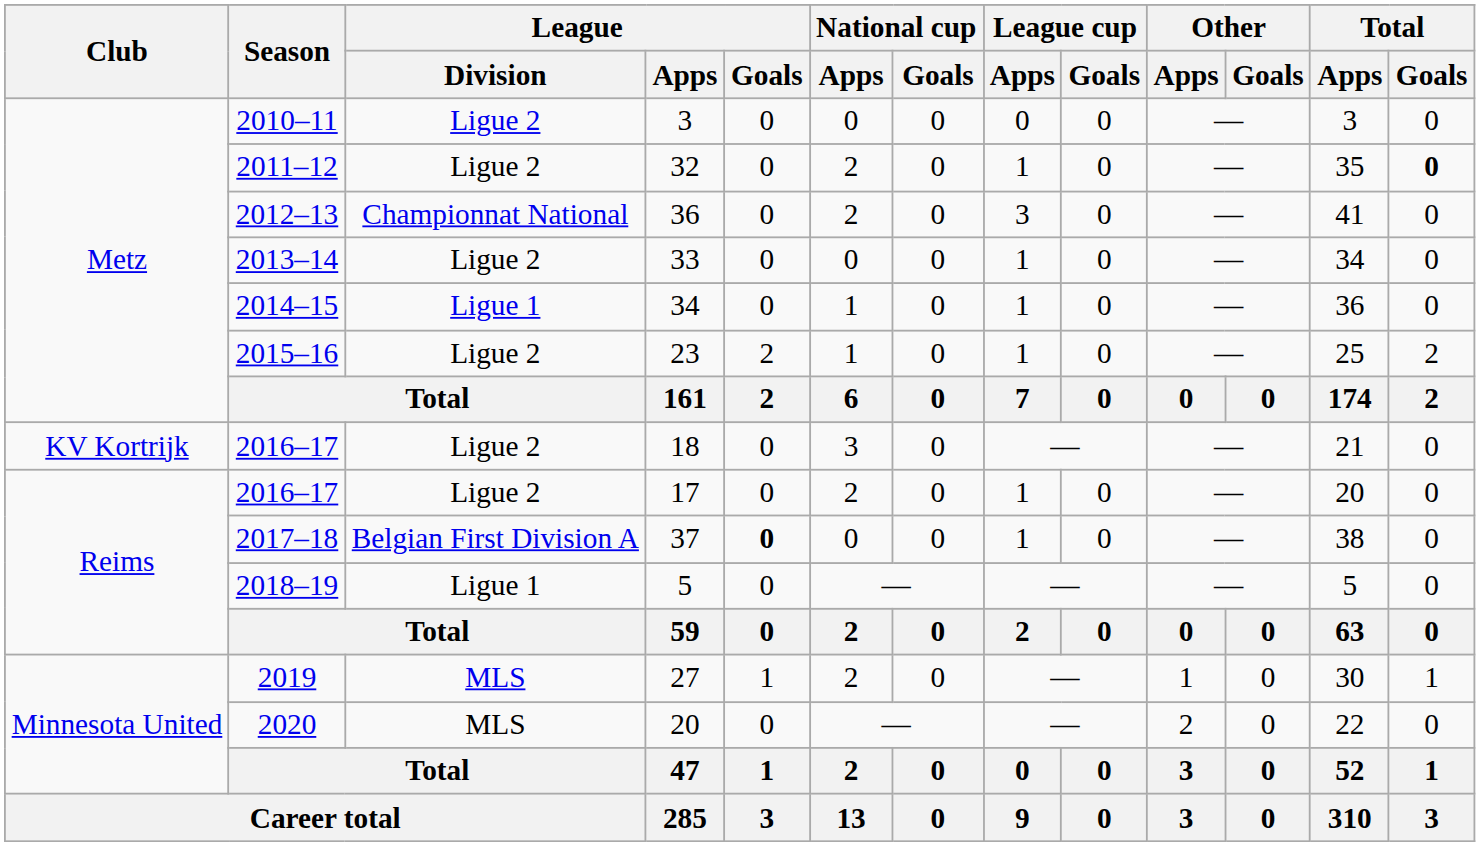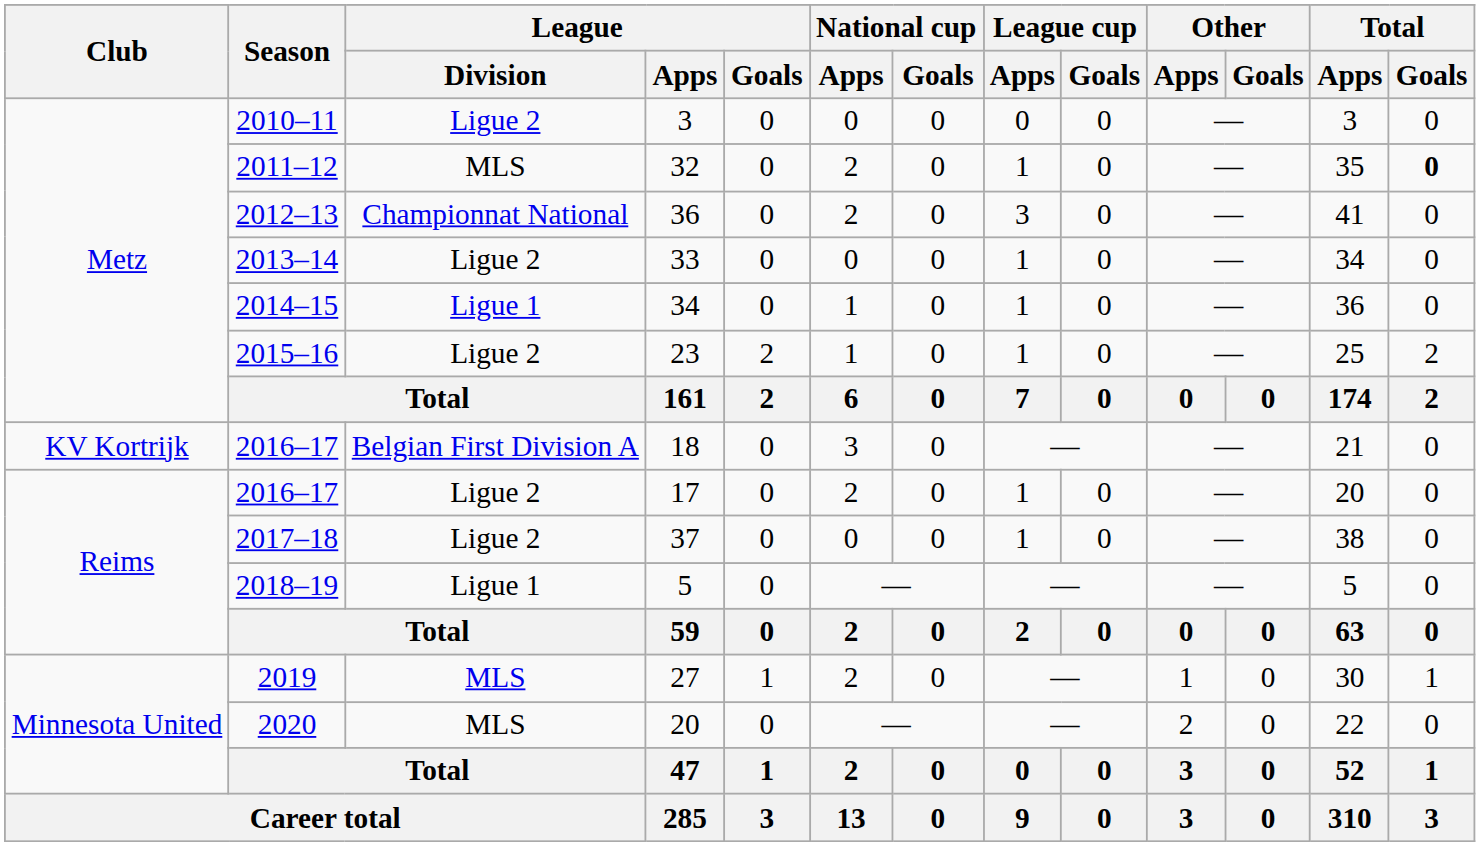(495, 167) Ligue 2 -> (495, 167) MLS
(495, 445) Ligue 2 -> (495, 445) Belgian First Division A
(495, 538) Belgian First Division A -> (495, 538) Ligue 2
(767, 538) bold -> (767, 538) normal
